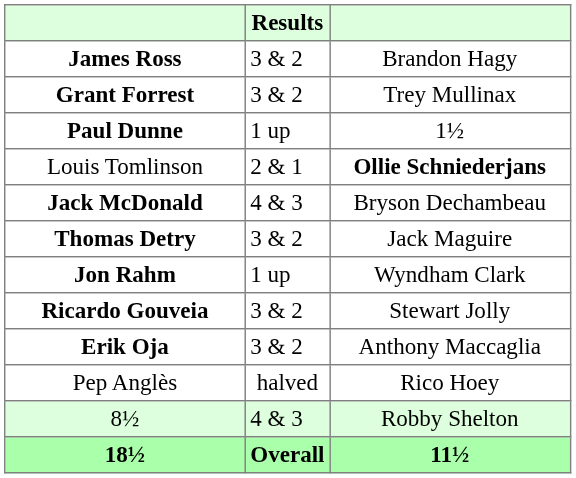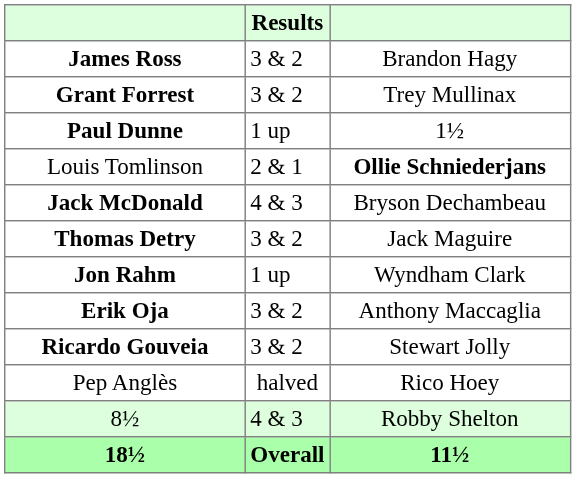rows swapped: (125, 346) <-> (125, 310)
